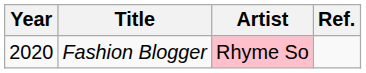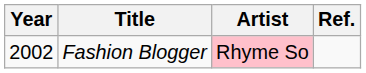(31, 51) 2020 -> (31, 51) 2002
